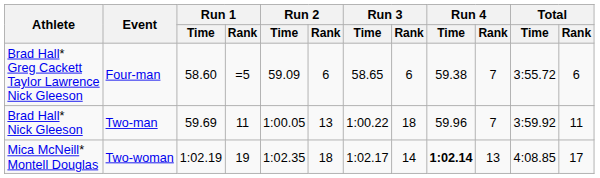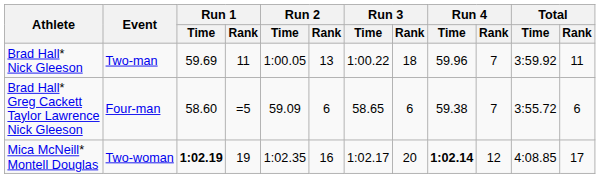rows swapped: (45, 123) <-> (54, 75)
(201, 157) normal -> (201, 157) bold
(326, 157) 18 -> (327, 157) 16
(409, 157) 14 -> (410, 157) 20
(493, 157) 13 -> (494, 157) 12
